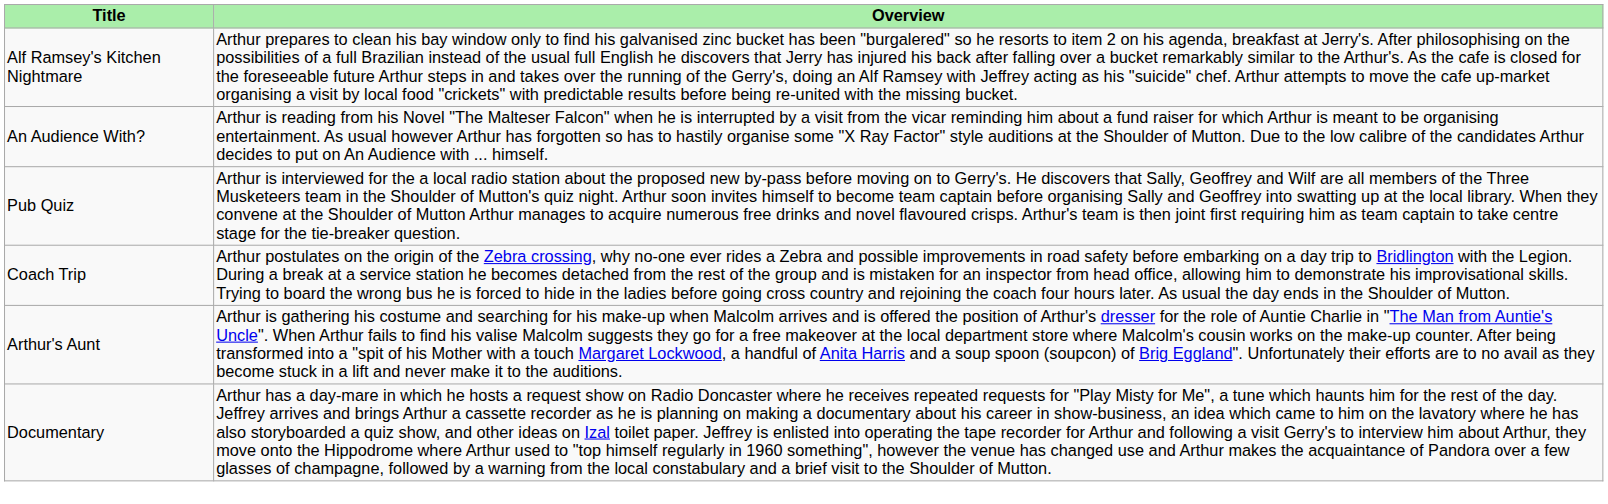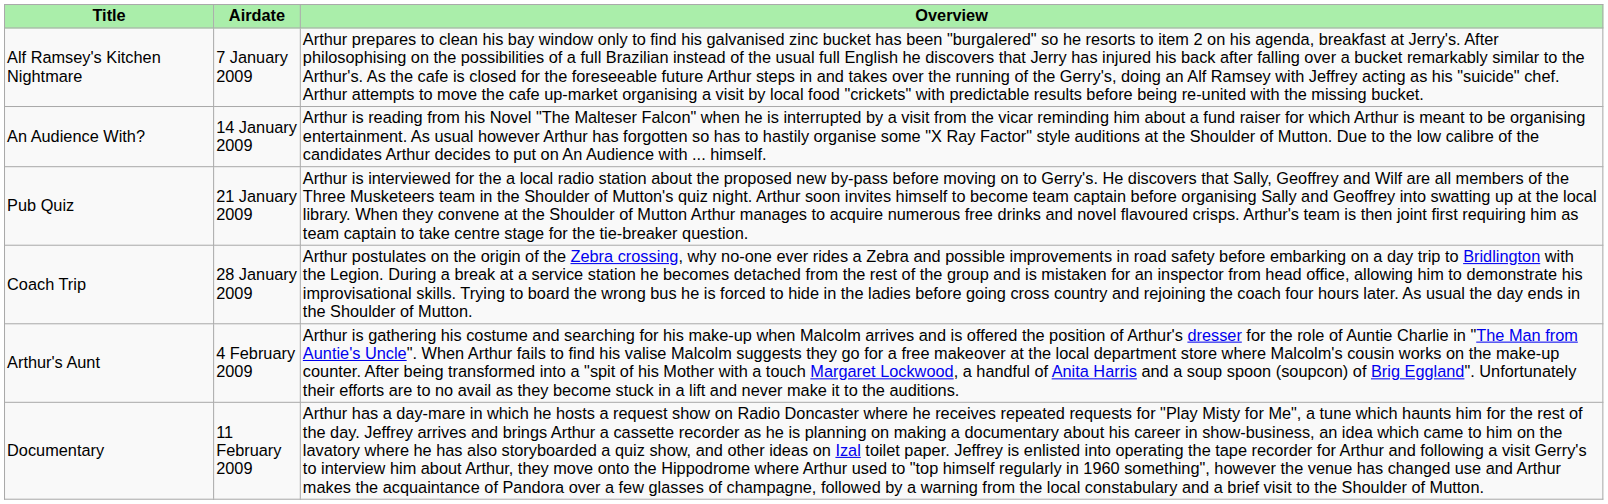+ column: (257, 16)
